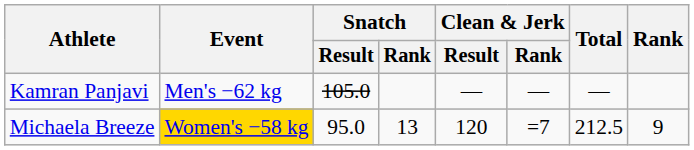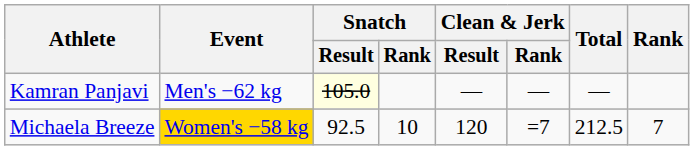(346, 91) no background -> (346, 91) lightyellow background
(346, 126) 95.0 -> (346, 126) 92.5
(407, 126) 13 -> (407, 126) 10
(658, 126) 9 -> (658, 126) 7
